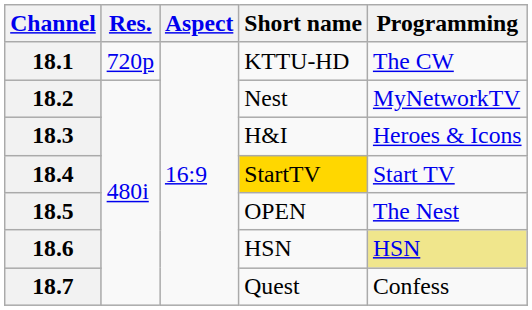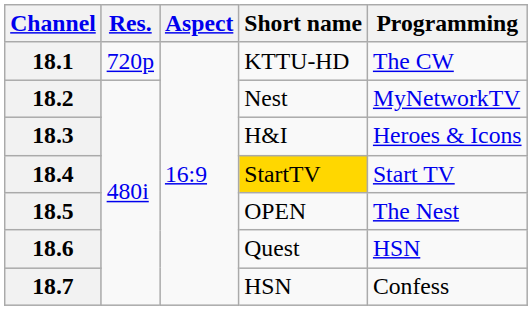(268, 248) HSN -> (272, 248) Quest
(397, 248) khaki background -> (397, 248) no background
(272, 286) Quest -> (268, 286) HSN
